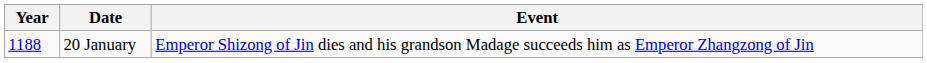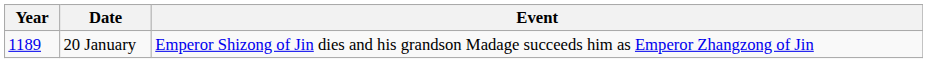(25, 44) 1188 -> (25, 44) 1189
